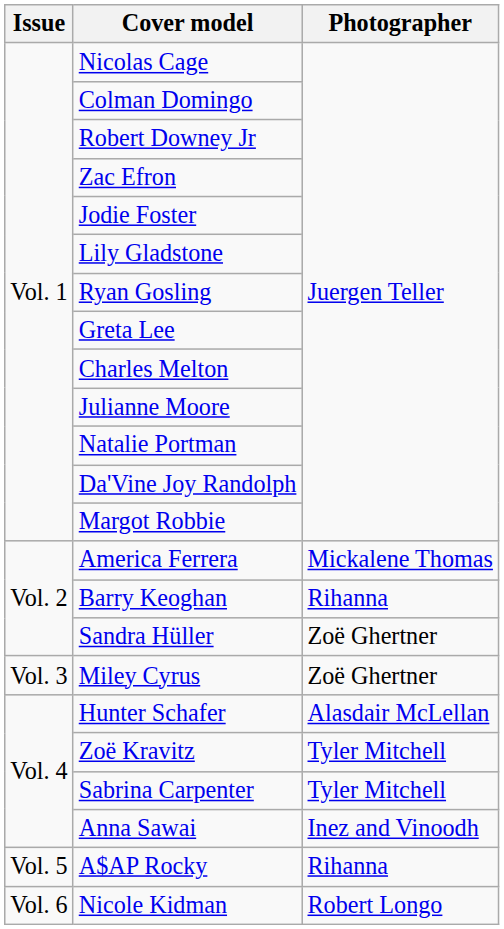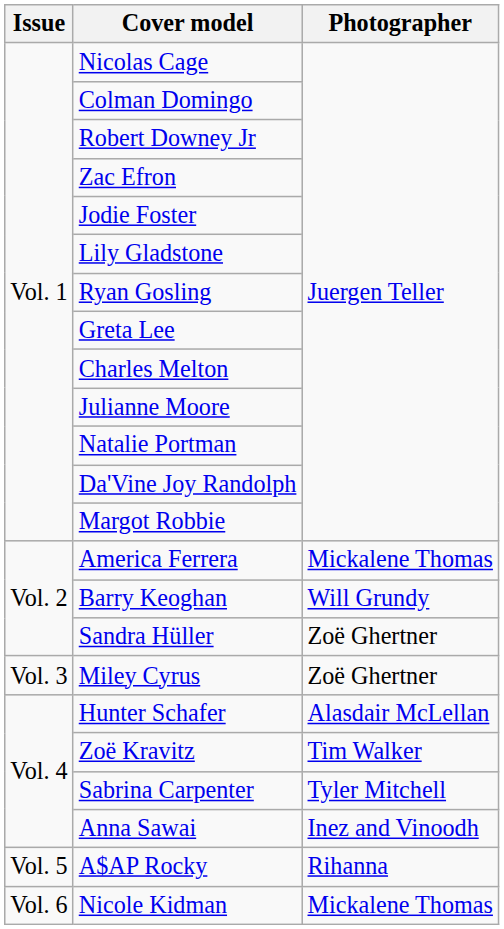(348, 598) Rihanna -> (368, 598) Will Grundy
(377, 751) Tyler Mitchell -> (365, 751) Tim Walker
(375, 904) Robert Longo -> (400, 904) Mickalene Thomas
